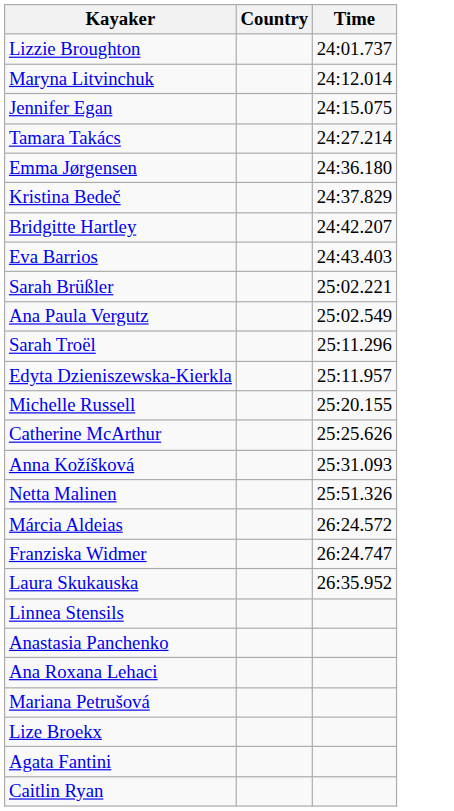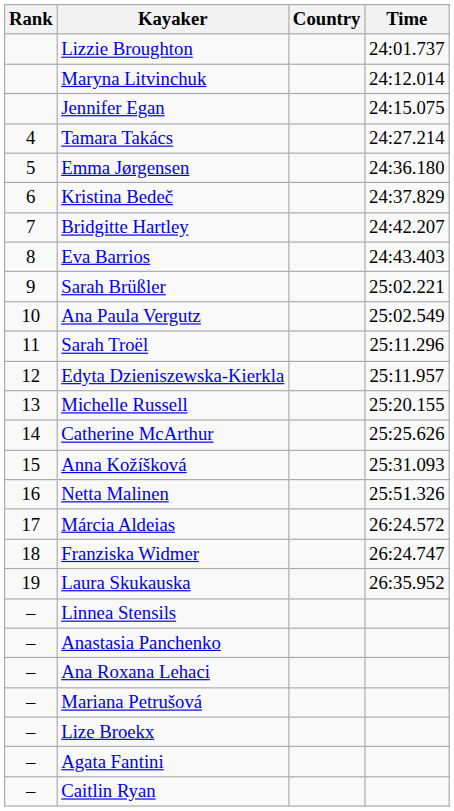+ column: (31, 19)
